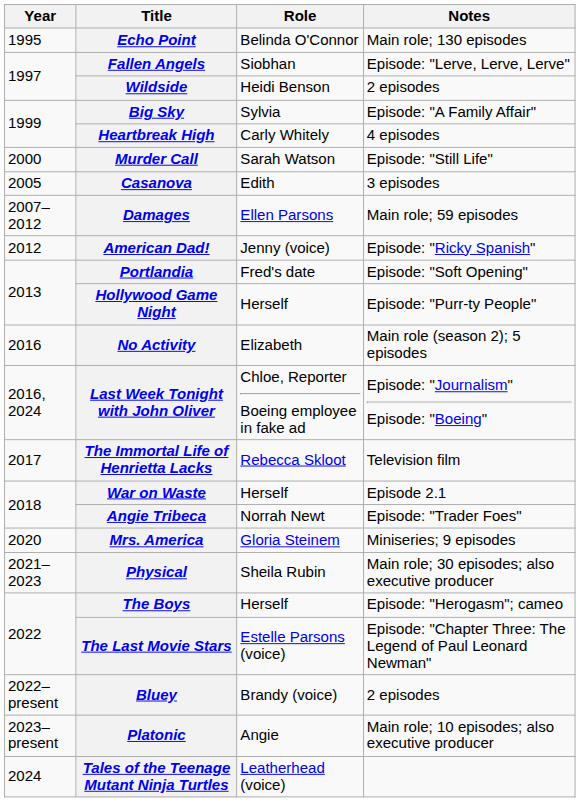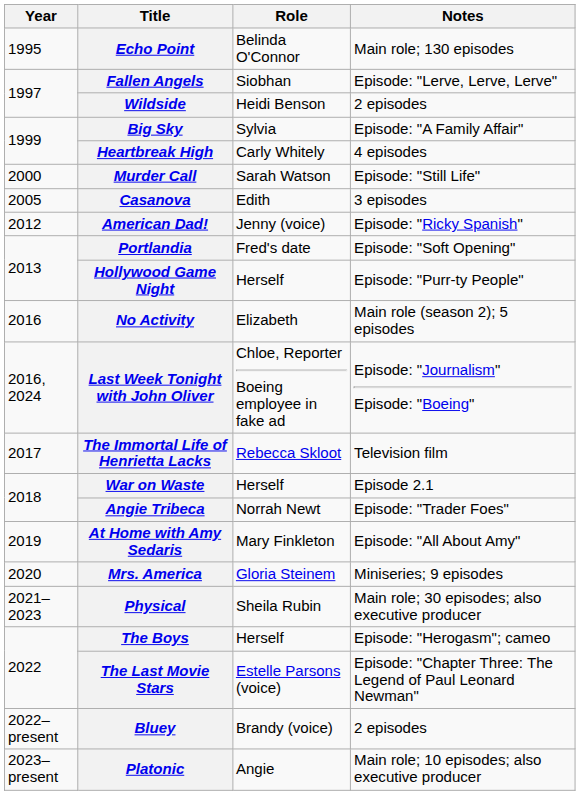- row: (156, 215)
+ row: (155, 541)
- row: (156, 776)
